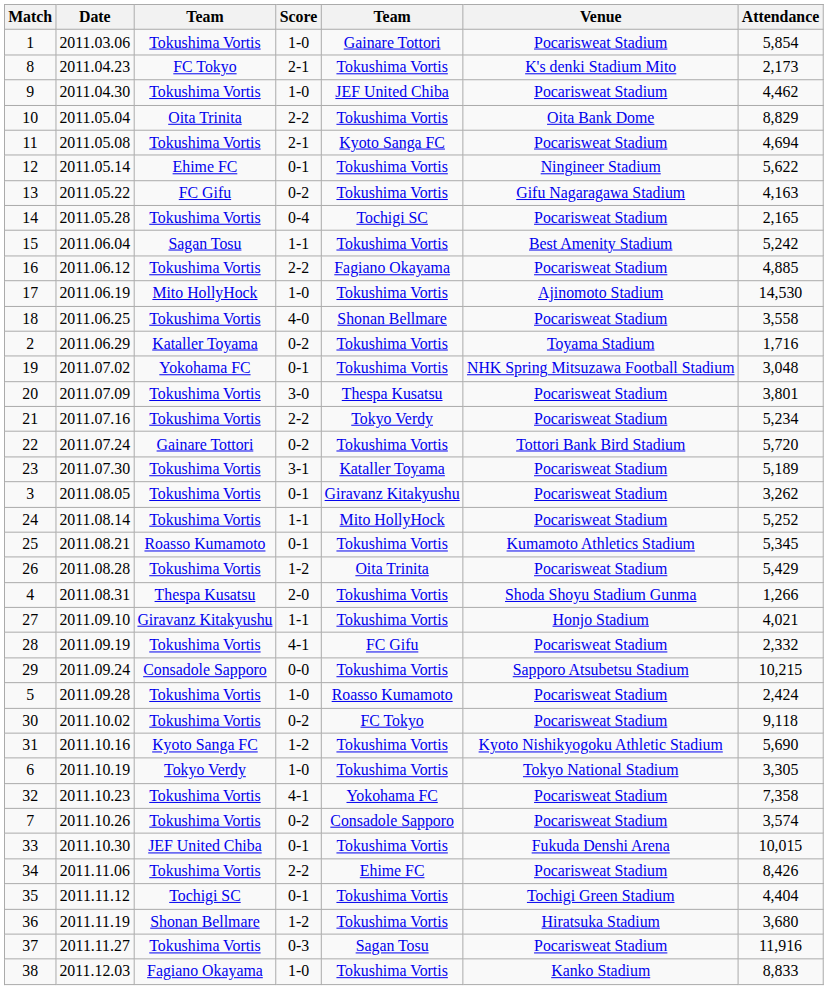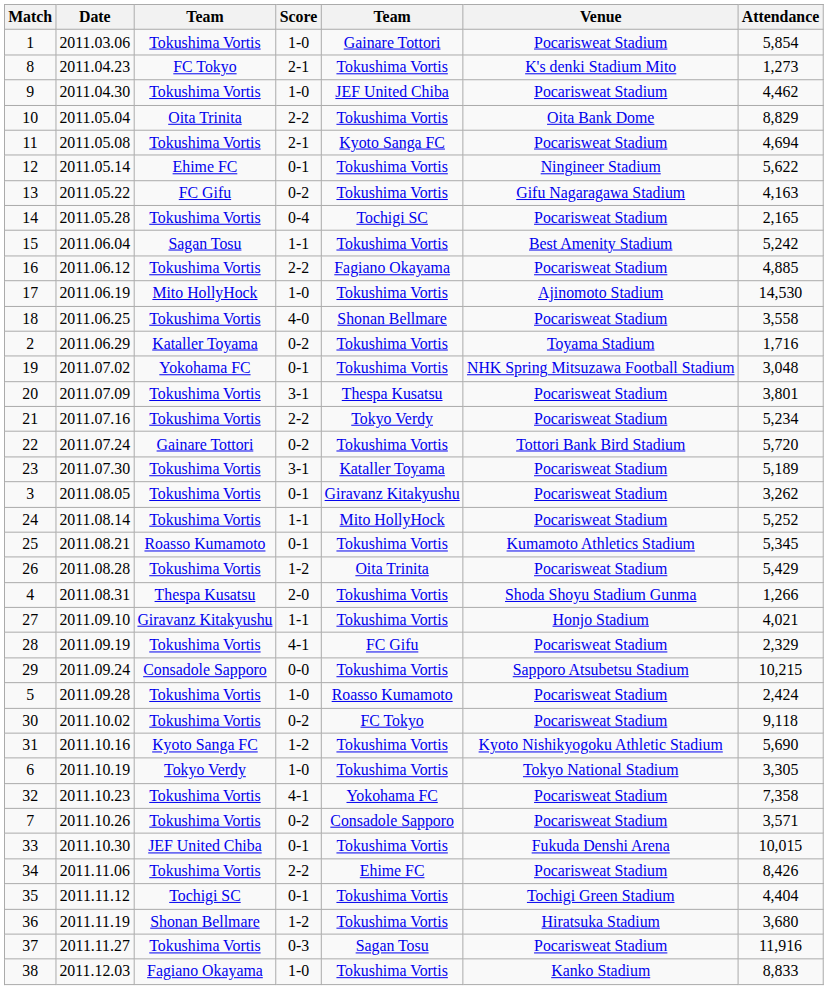(781, 67) 2,173 -> (781, 67) 1,273
(299, 393) 3-0 -> (299, 393) 3-1
(781, 645) 2,332 -> (781, 645) 2,329
(781, 820) 3,574 -> (781, 820) 3,571
